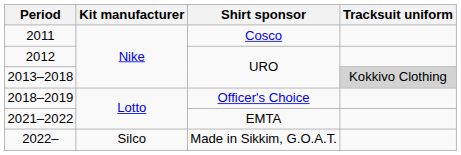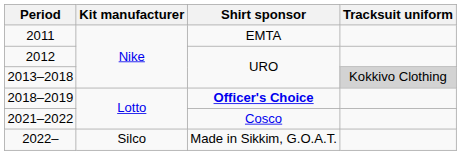(264, 35) Cosco -> (264, 35) EMTA
(264, 98) normal -> (264, 98) bold
(264, 118) EMTA -> (264, 118) Cosco
